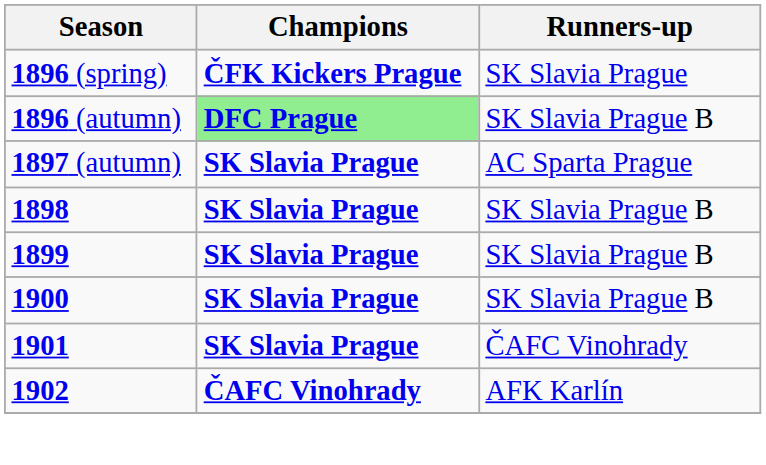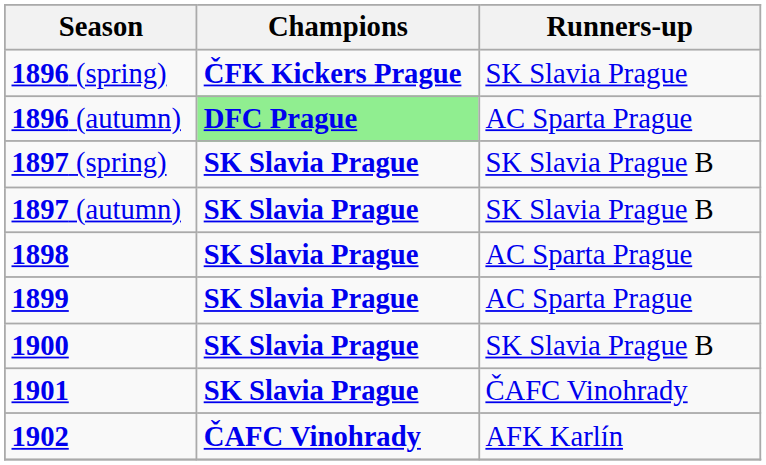(600, 118) SK Slavia Prague B -> (589, 118) AC Sparta Prague
+ row: (89, 163)
(589, 163) AC Sparta Prague -> (600, 208) SK Slavia Prague B
(600, 208) SK Slavia Prague B -> (589, 254) AC Sparta Prague
(600, 254) SK Slavia Prague B -> (589, 299) AC Sparta Prague
